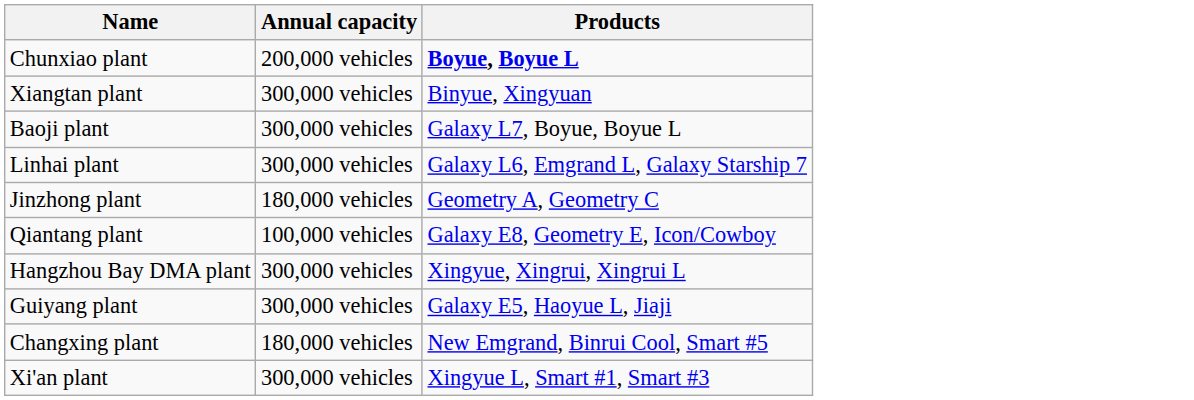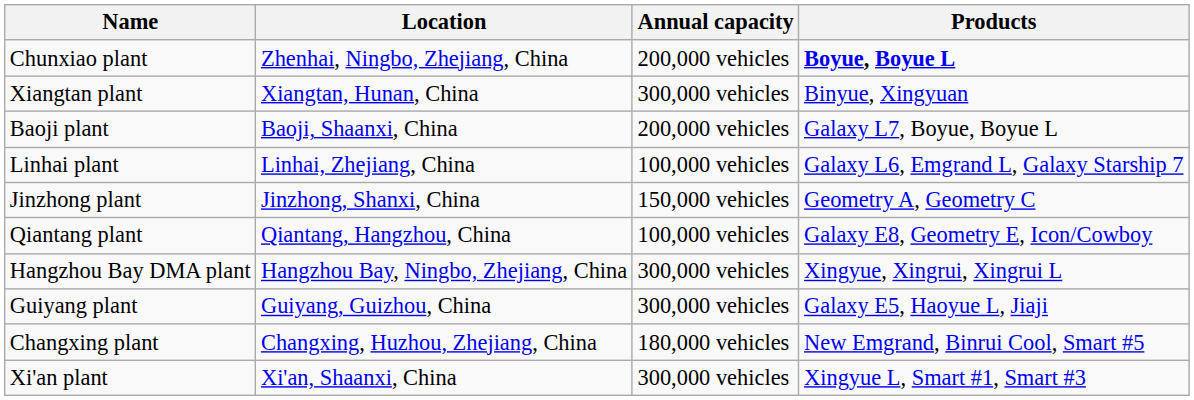+ column: (444, 22)
(337, 128) 300,000 vehicles -> (713, 128) 200,000 vehicles
(337, 164) 300,000 vehicles -> (713, 164) 100,000 vehicles
(337, 199) 180,000 vehicles -> (713, 199) 150,000 vehicles
